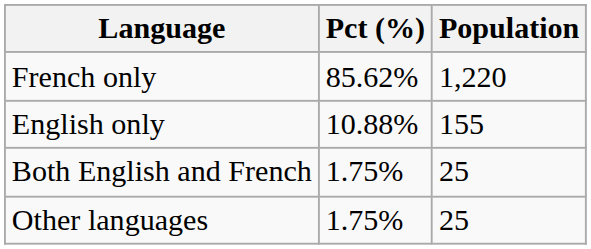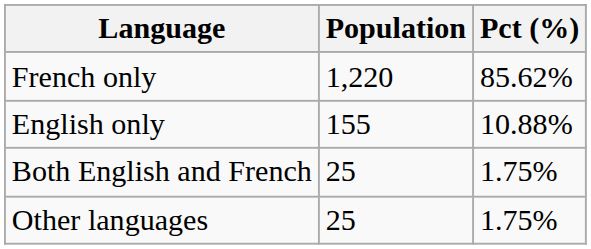columns swapped: (509, 28) <-> (375, 28)
